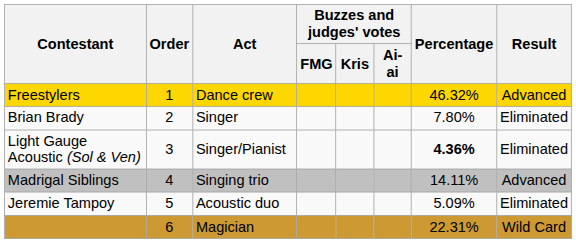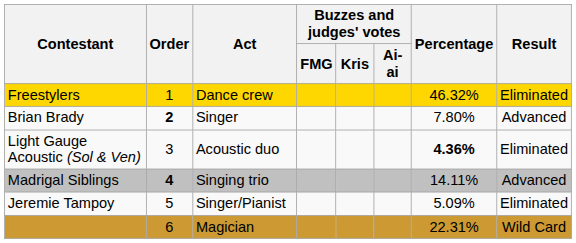(534, 94) Advanced -> (534, 94) Eliminated
(169, 118) normal -> (169, 118) bold
(534, 118) Eliminated -> (534, 118) Advanced
(241, 149) Singer/Pianist -> (238, 149) Acoustic duo
(169, 180) normal -> (169, 180) bold
(238, 203) Acoustic duo -> (241, 203) Singer/Pianist
